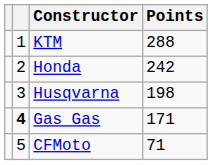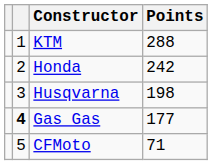(160, 121) 171 -> (160, 121) 177
